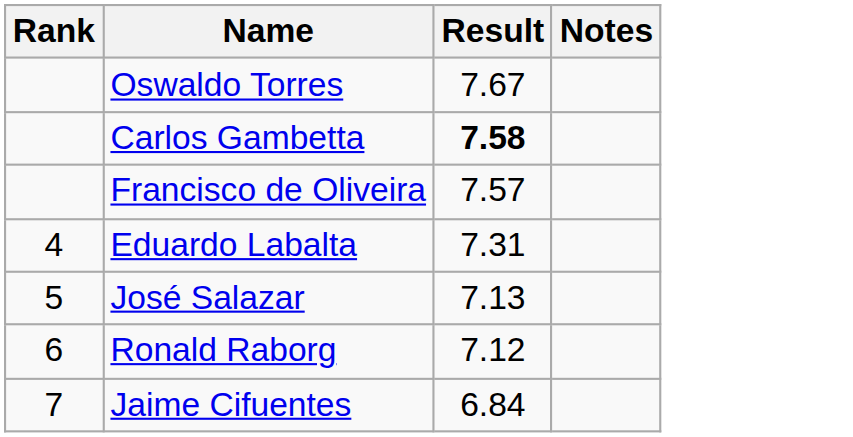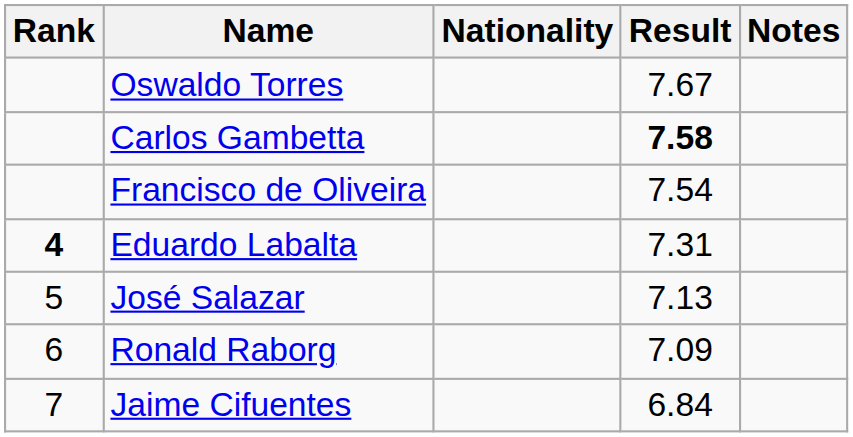+ column: (527, 31)
(493, 191) 7.57 -> (680, 191) 7.54
(54, 244) normal -> (54, 244) bold
(493, 350) 7.12 -> (680, 350) 7.09
